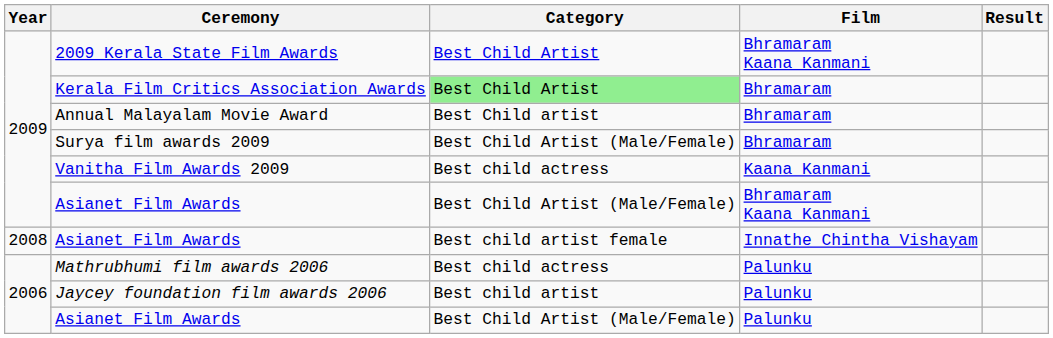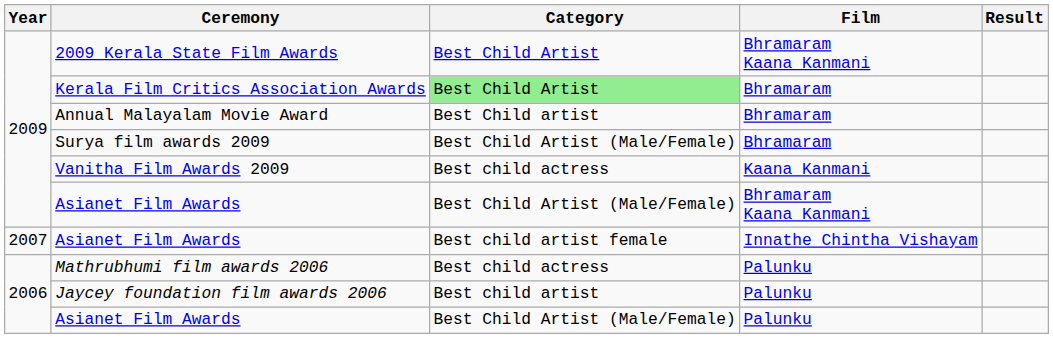(28, 241) 2008 -> (28, 241) 2007
